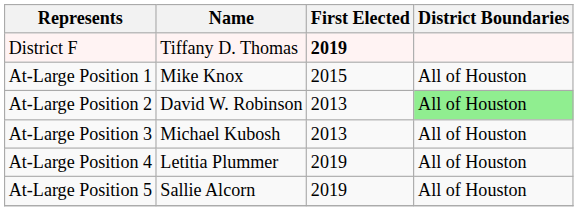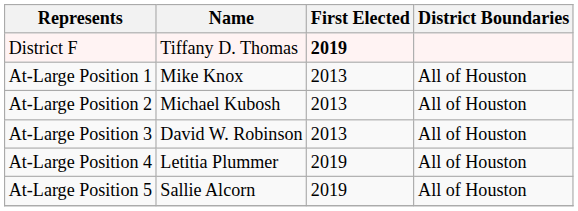(329, 76) 2015 -> (329, 76) 2013
(231, 104) David W. Robinson -> (220, 104) Michael Kubosh
(472, 104) lightgreen background -> (472, 104) no background
(220, 133) Michael Kubosh -> (231, 133) David W. Robinson
